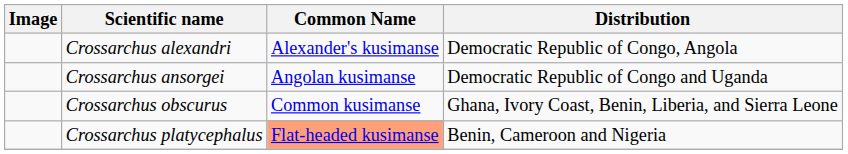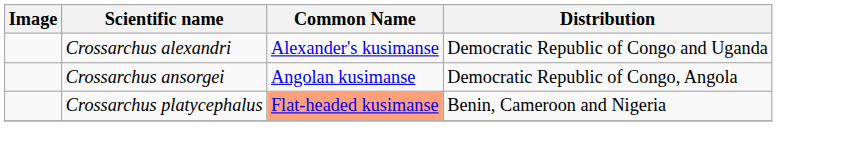(592, 47) Democratic Republic of Congo, Angola -> (608, 47) Democratic Republic of Congo and Uganda
(608, 76) Democratic Republic of Congo and Uganda -> (592, 76) Democratic Republic of Congo, Angola
- row: (146, 105)
